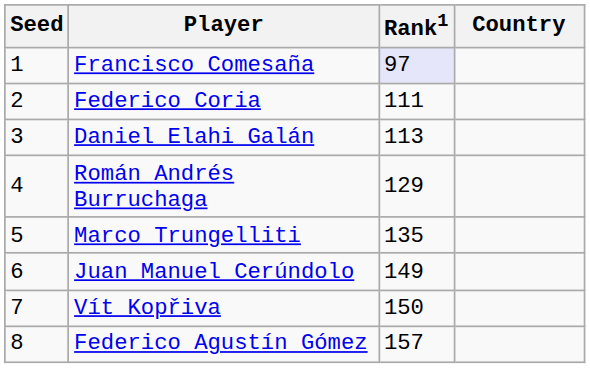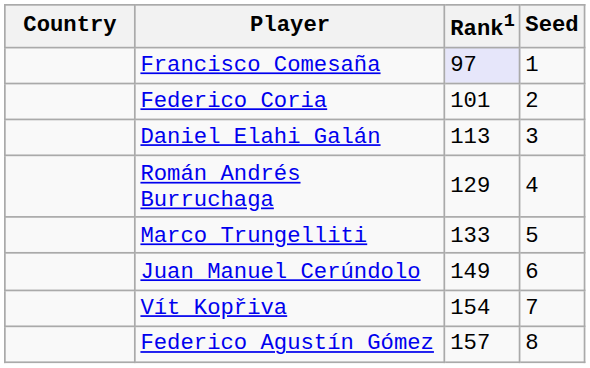columns swapped: (519, 26) <-> (37, 26)
(404, 101) 111 -> (470, 101) 101
(404, 235) 135 -> (470, 235) 133
(404, 308) 150 -> (470, 308) 154
